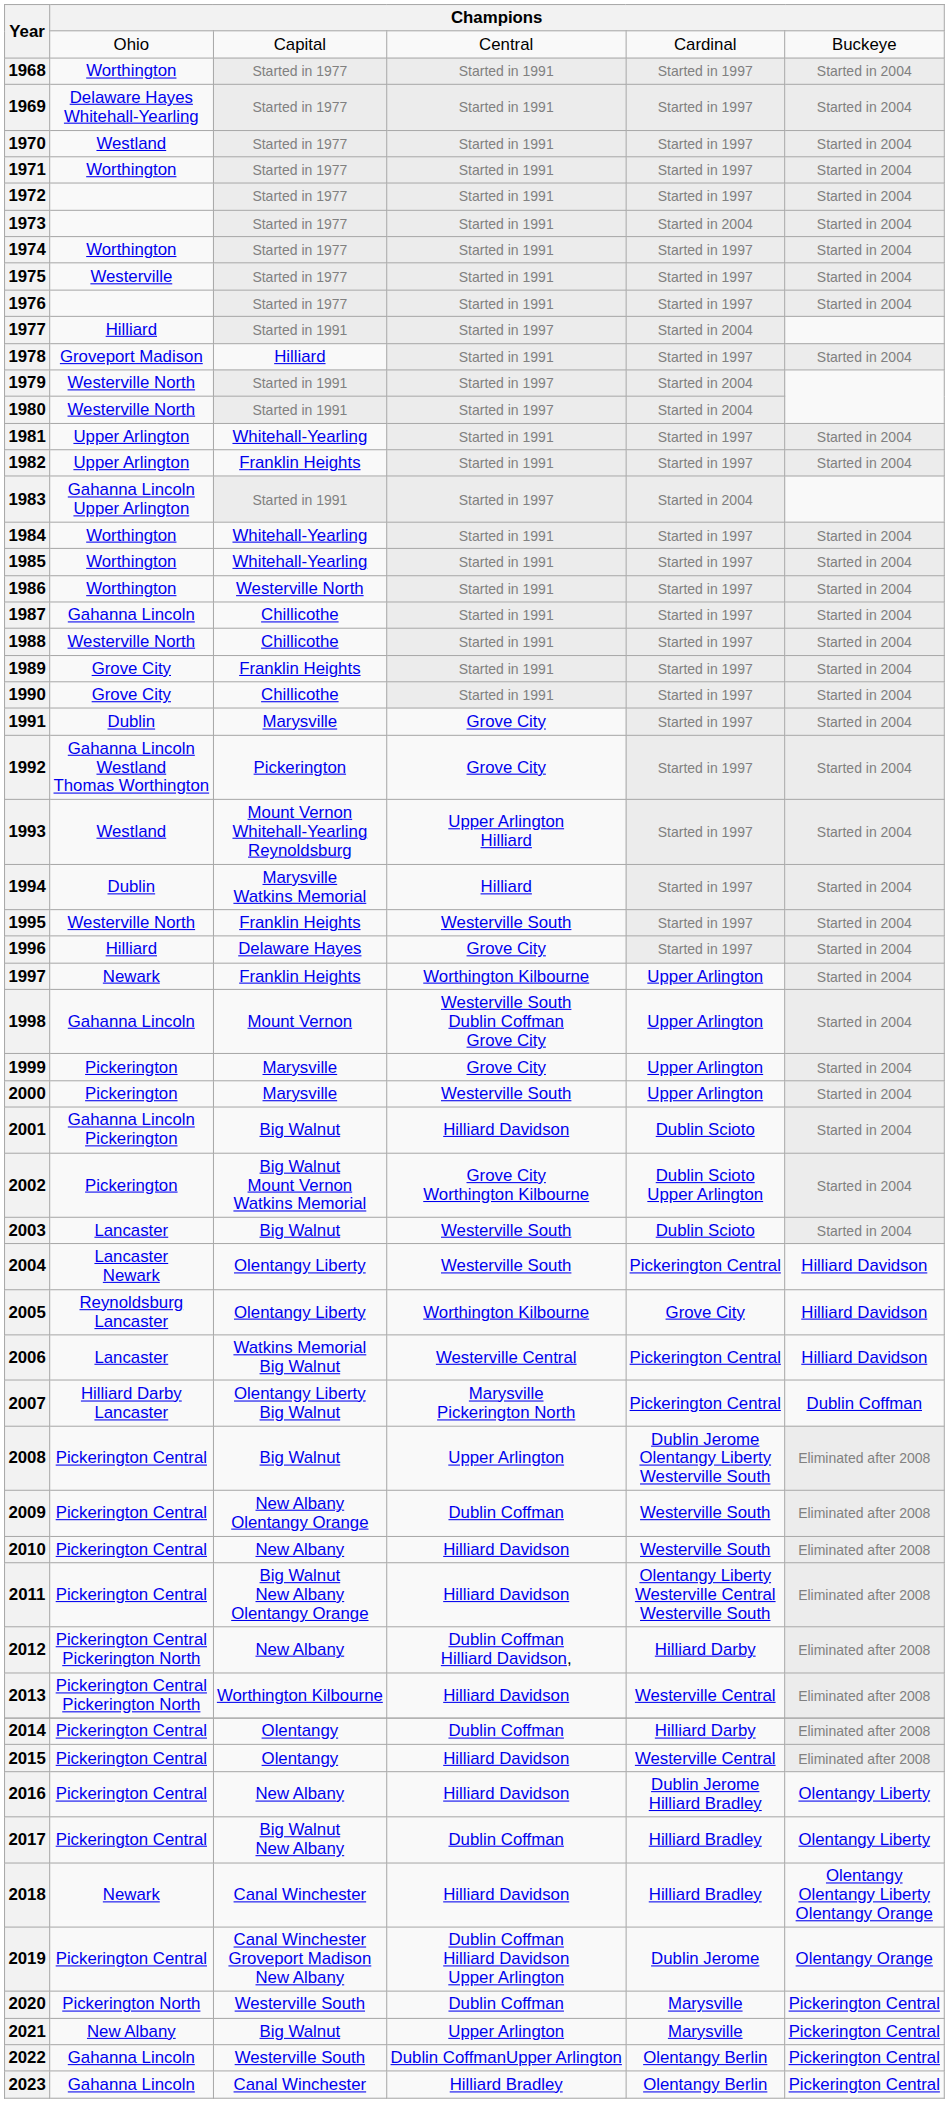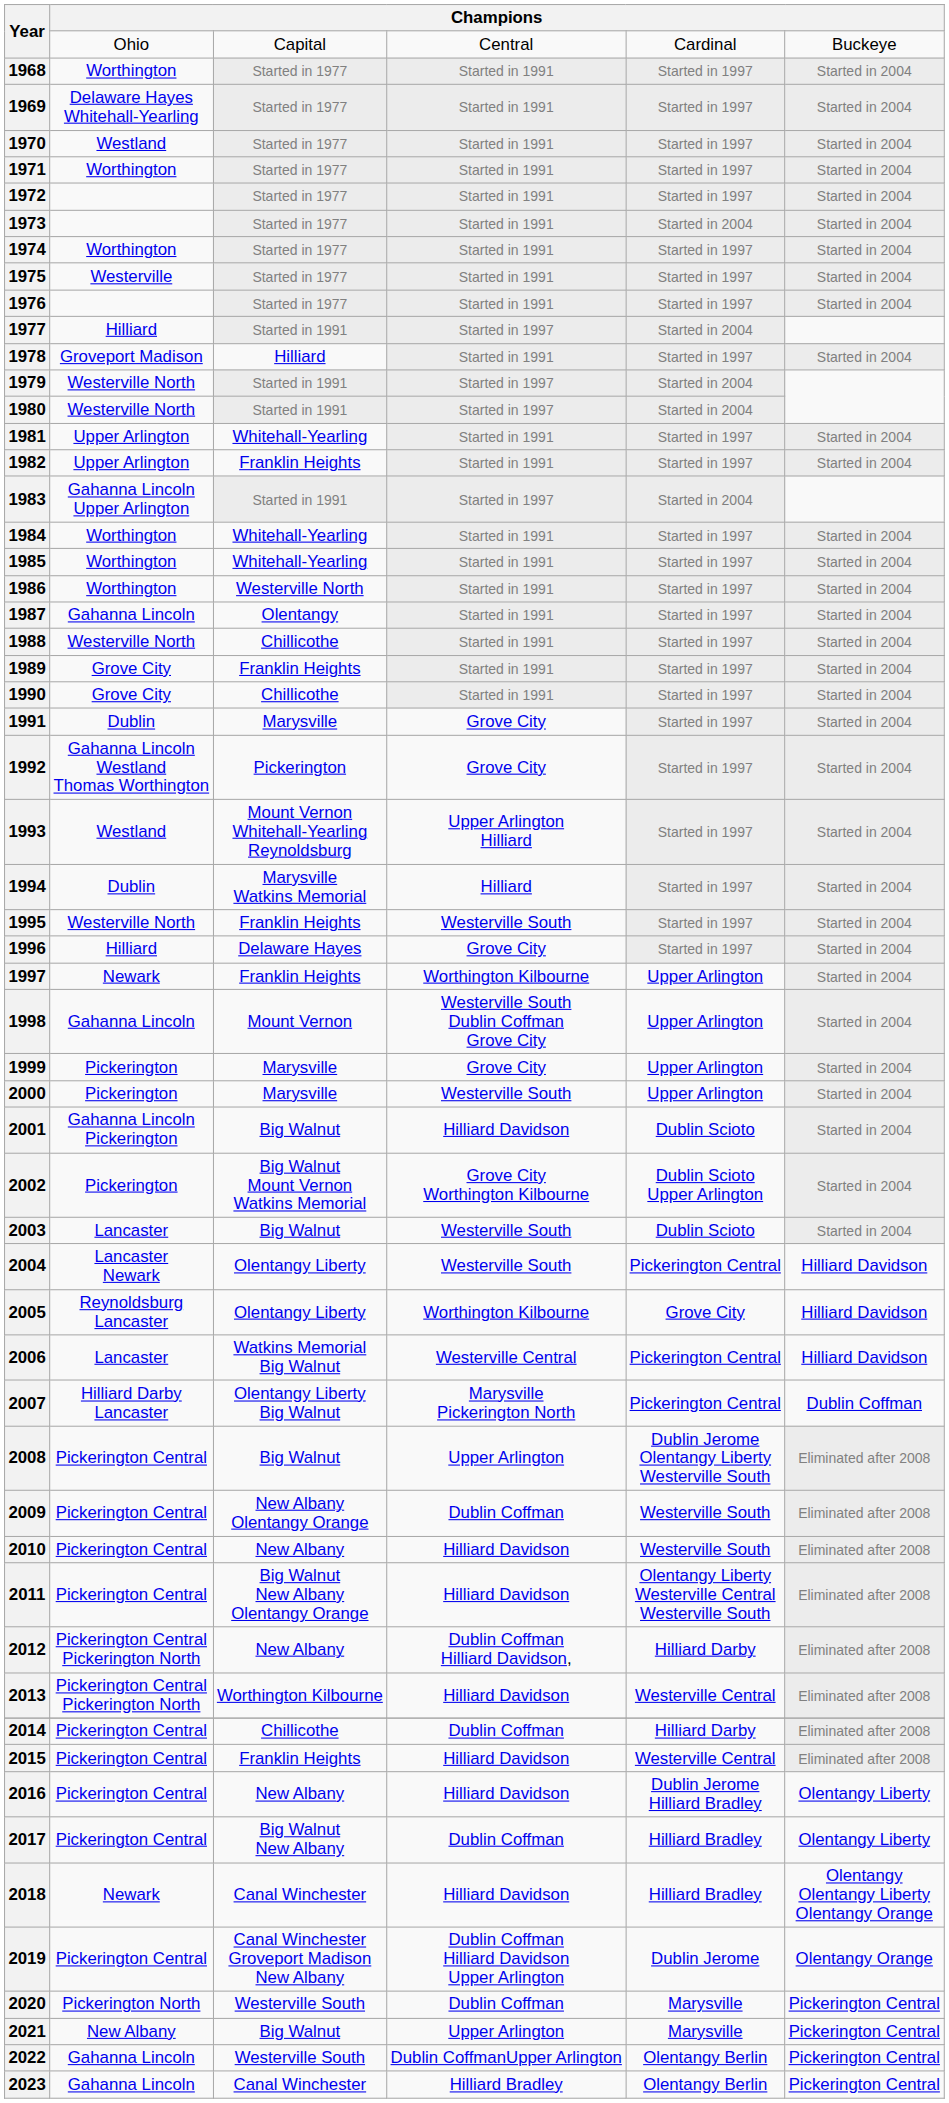(300, 615) Chillicothe -> (300, 615) Olentangy
(300, 1731) Olentangy -> (300, 1731) Chillicothe
(300, 1758) Olentangy -> (300, 1758) Franklin Heights
